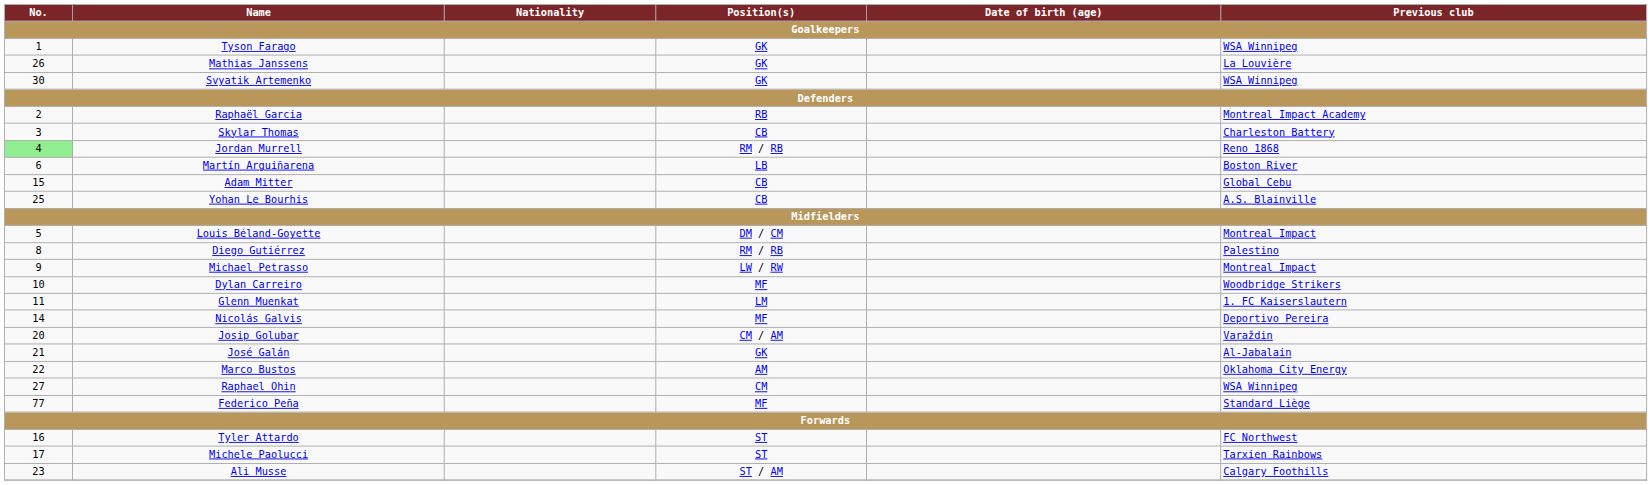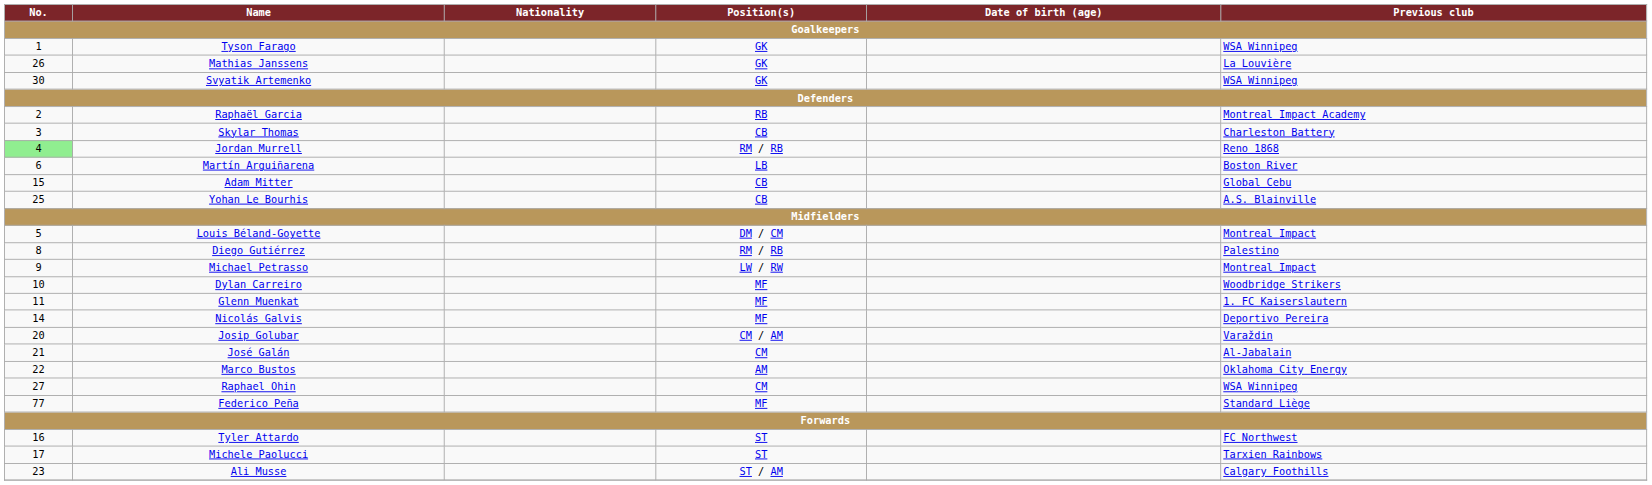(761, 302) LM -> (761, 302) MF
(761, 353) GK -> (761, 353) CM
